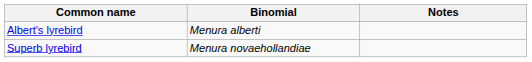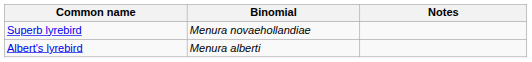rows swapped: (45, 30) <-> (44, 48)
